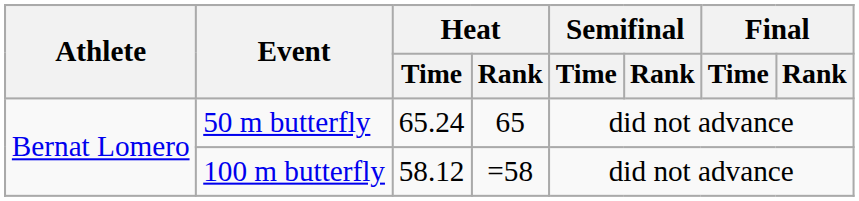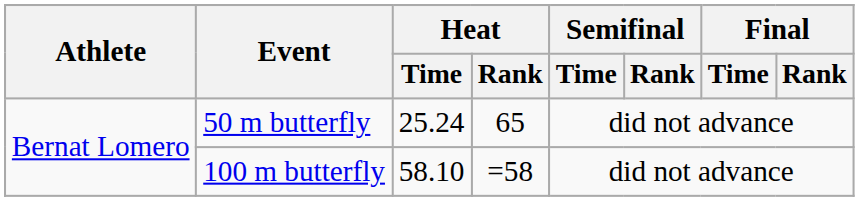(432, 122) 65.24 -> (432, 122) 25.24
(432, 171) 58.12 -> (432, 171) 58.10
